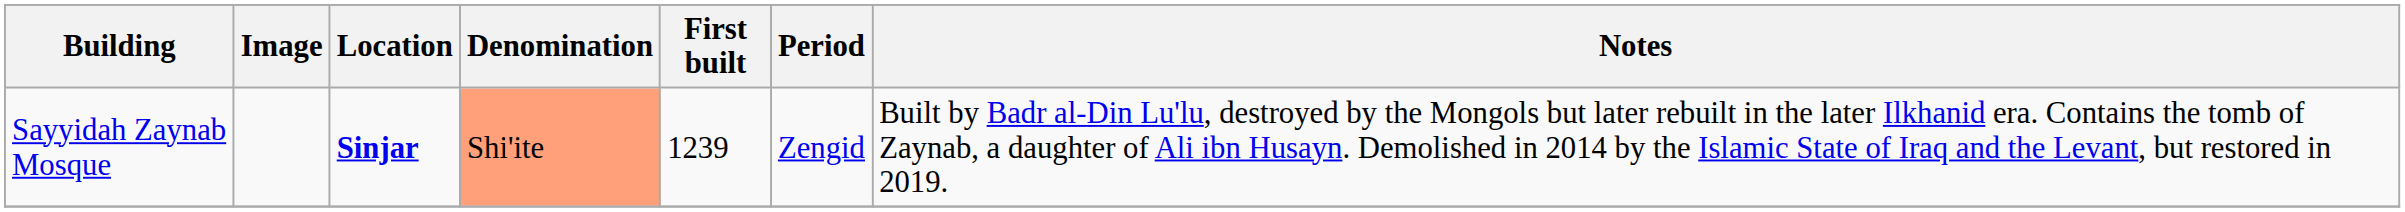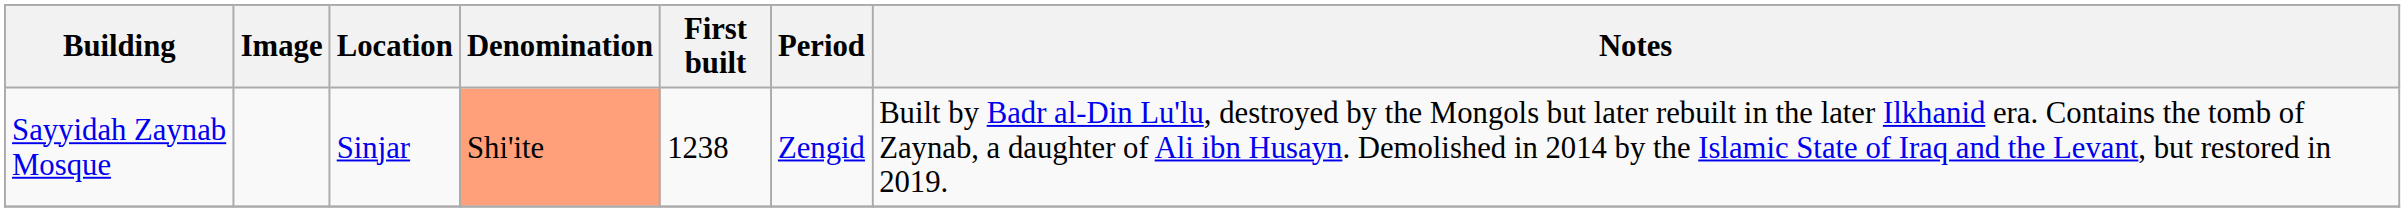(378, 146) bold -> (373, 146) normal
(698, 146) 1239 -> (698, 146) 1238
